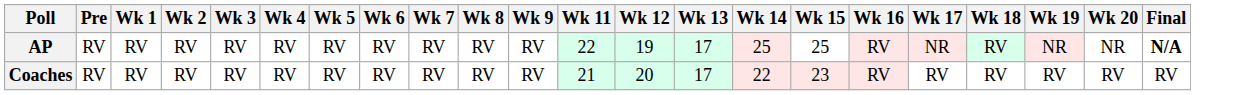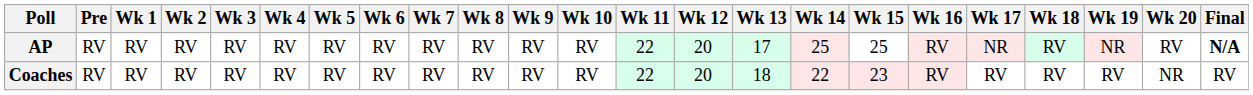+ column: (587, 18)
(645, 47) 19 -> (703, 47) 20
(1113, 47) NR -> (1172, 47) RV
(586, 75) 21 -> (645, 75) 22
(703, 75) 17 -> (762, 75) 18
(1113, 75) RV -> (1172, 75) NR
